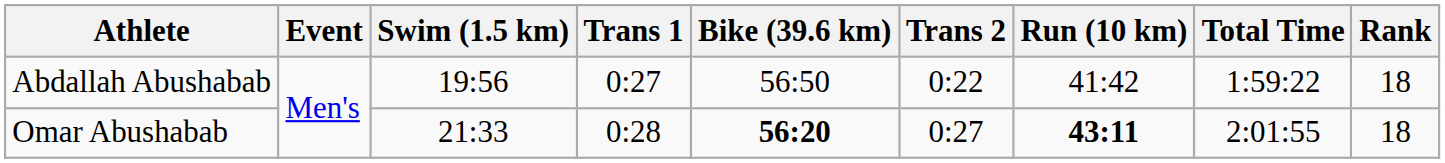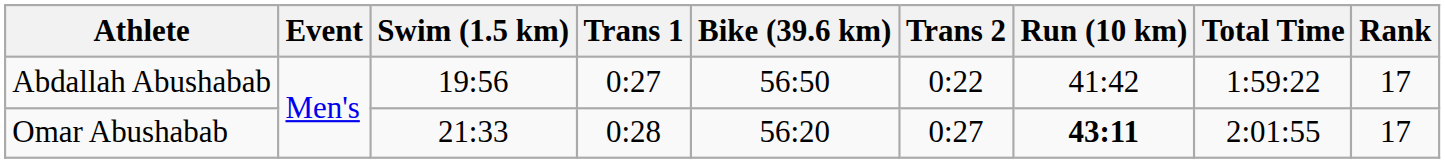(1395, 81) 18 -> (1395, 81) 17
(795, 132) bold -> (795, 132) normal
(1395, 132) 18 -> (1395, 132) 17
